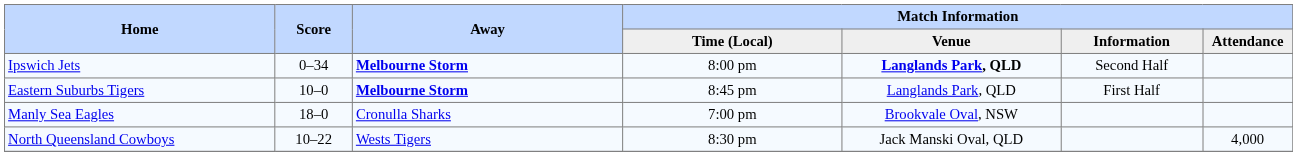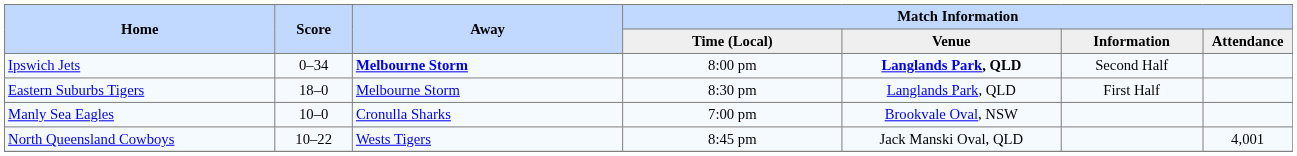(314, 90) 10–0 -> (314, 90) 18–0
(412, 90) bold -> (408, 90) normal
(732, 90) 8:45 pm -> (732, 90) 8:30 pm
(314, 114) 18–0 -> (314, 114) 10–0
(732, 139) 8:30 pm -> (732, 139) 8:45 pm
(1248, 139) 4,000 -> (1248, 139) 4,001
